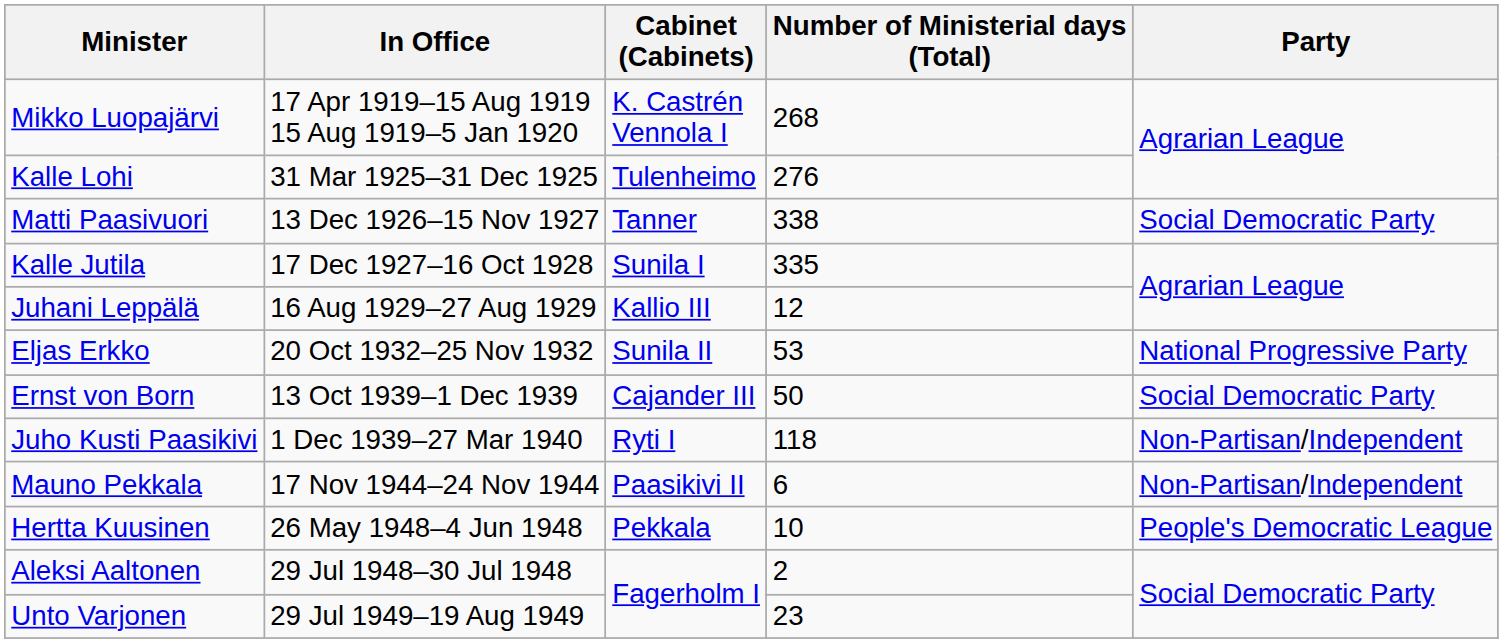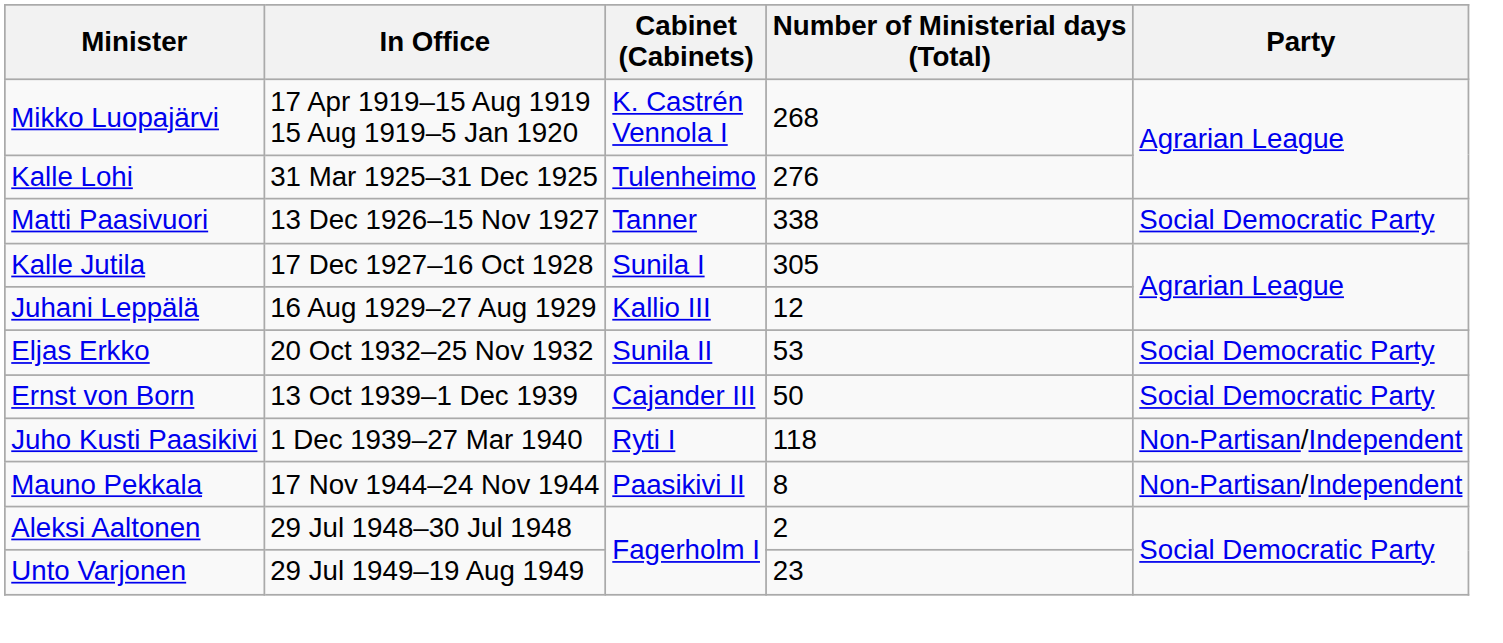(796, 264) 335 -> (796, 264) 305
(1303, 352) National Progressive Party -> (1287, 352) Social Democratic Party
(780, 483) 6 -> (780, 483) 8
- row: (110, 527)
